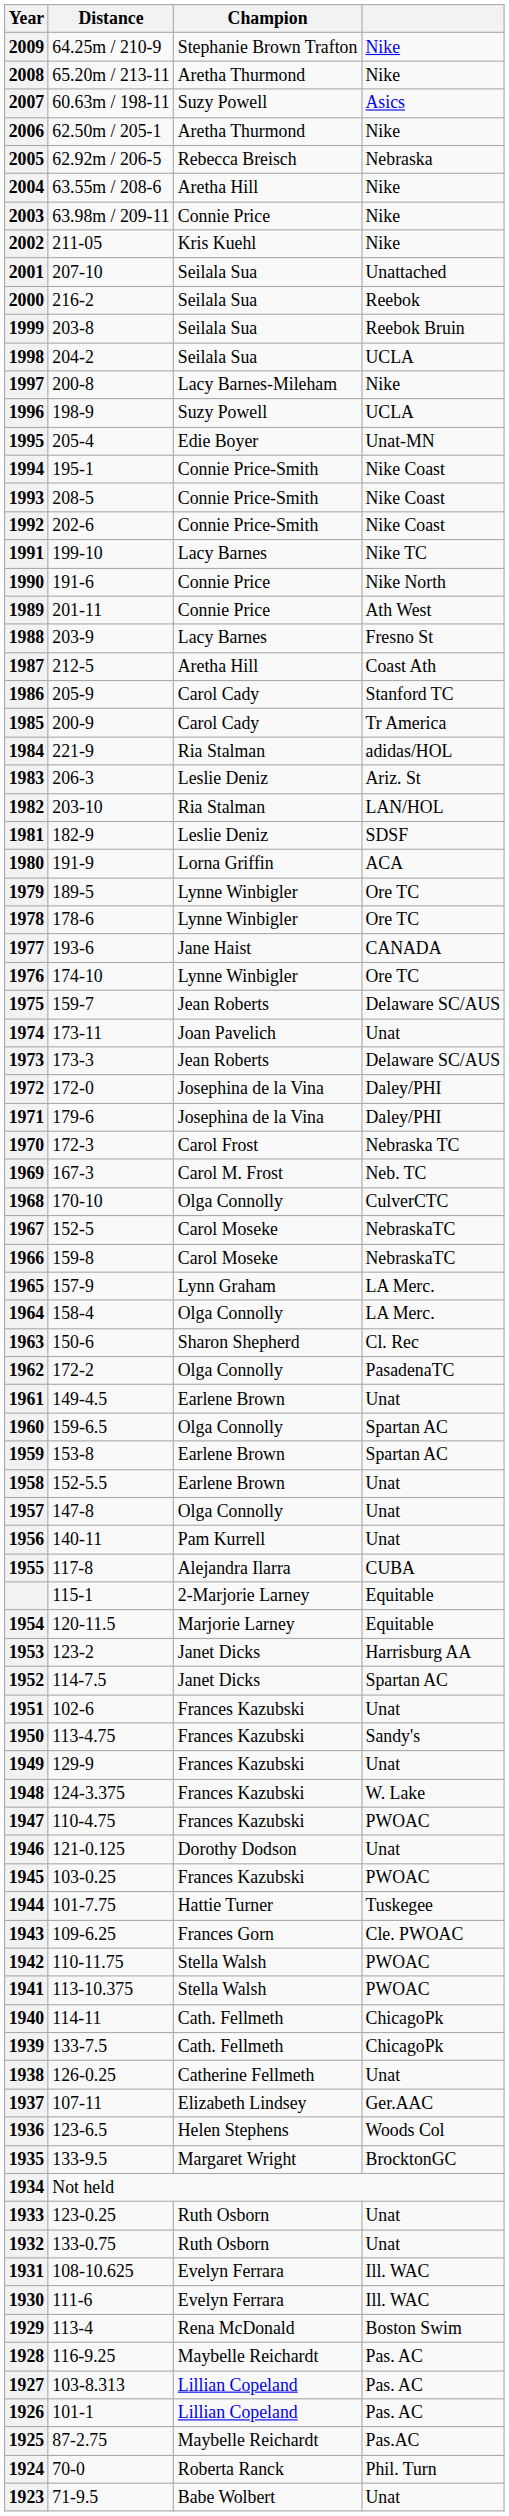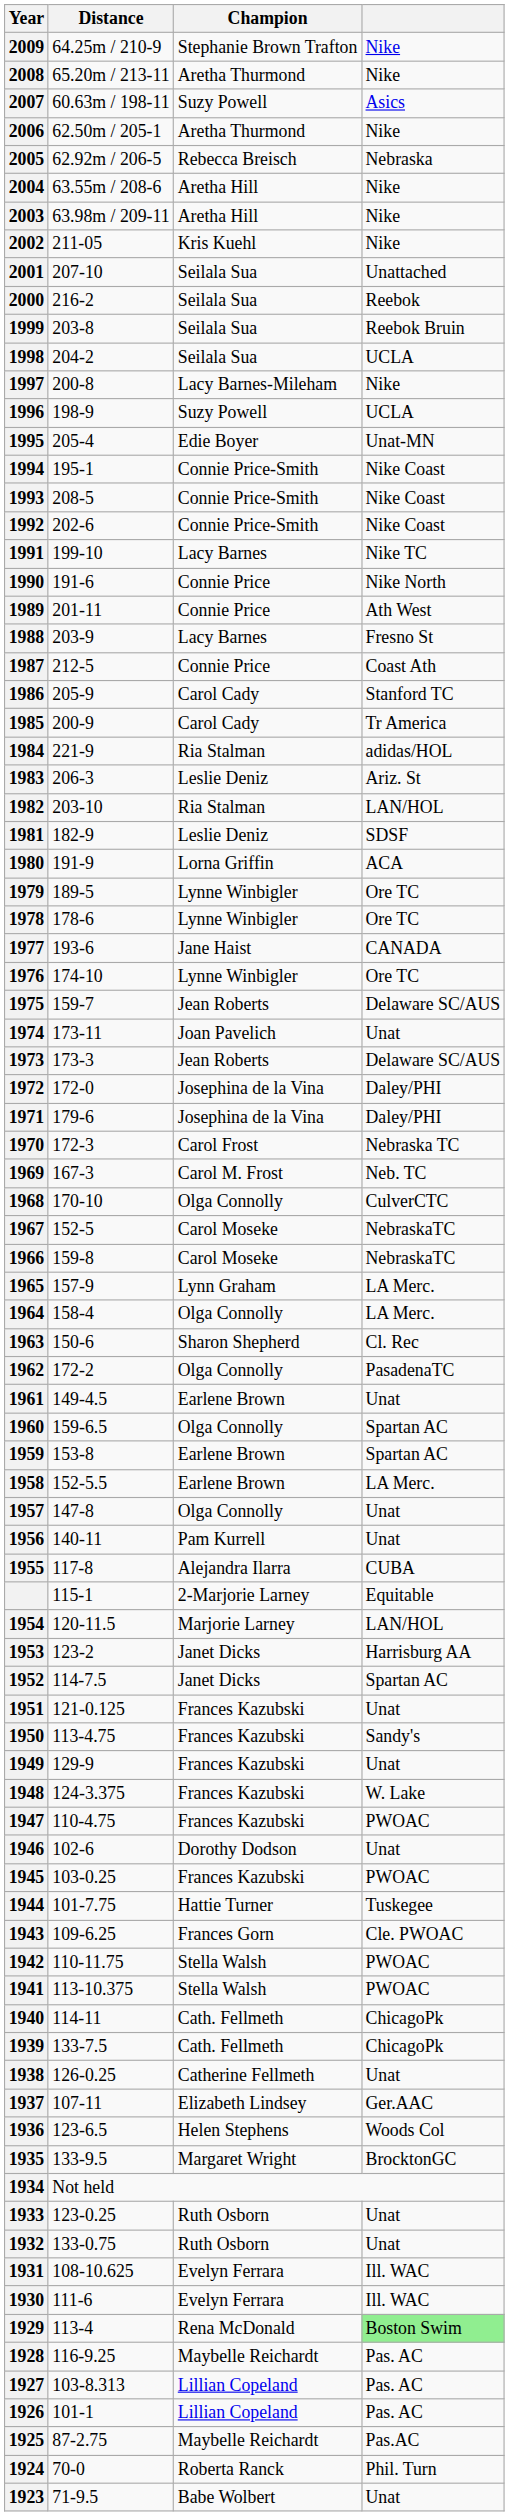(224, 215) Connie Price -> (218, 215) Aretha Hill
(218, 666) Aretha Hill -> (224, 666) Connie Price
(383, 1483) Unat -> (400, 1483) LA Merc.
(400, 1624) Equitable -> (405, 1624) LAN/HOL
(73, 1708) 102-6 -> (89, 1708) 121-0.125
(89, 1849) 121-0.125 -> (73, 1849) 102-6
(414, 2328) no background -> (414, 2328) lightgreen background
